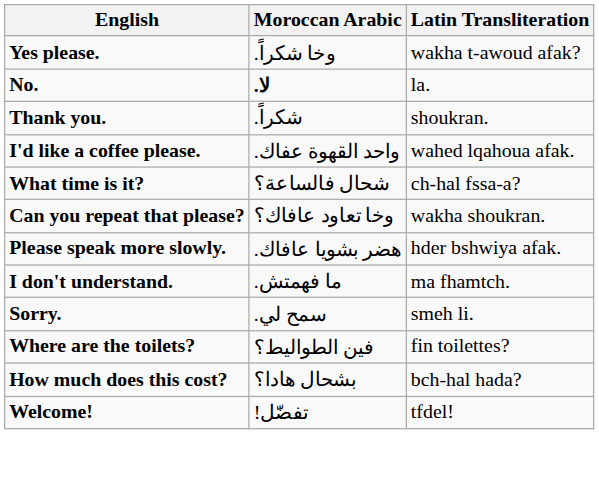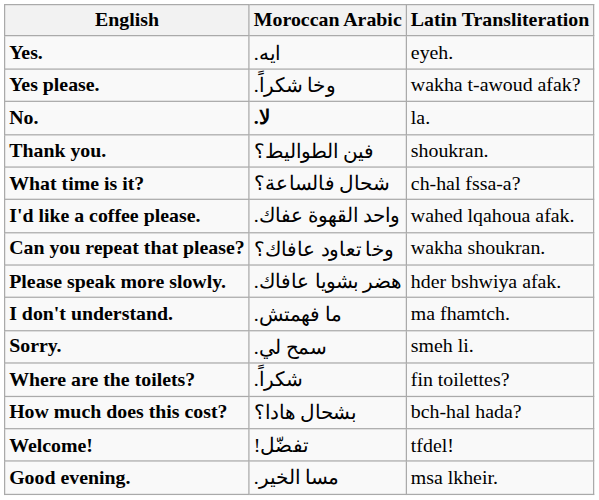+ row: (26, 52)
(278, 118) .شكراً -> (314, 151) فين الطواليط؟
rows swapped: (105, 150) <-> (77, 183)
(314, 347) فين الطواليط؟ -> (278, 379) .شكراً
+ row: (70, 477)
